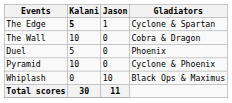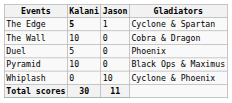(173, 64) Cyclone & Phoenix -> (178, 64) Black Ops & Maximus
(178, 78) Black Ops & Maximus -> (173, 78) Cyclone & Phoenix
